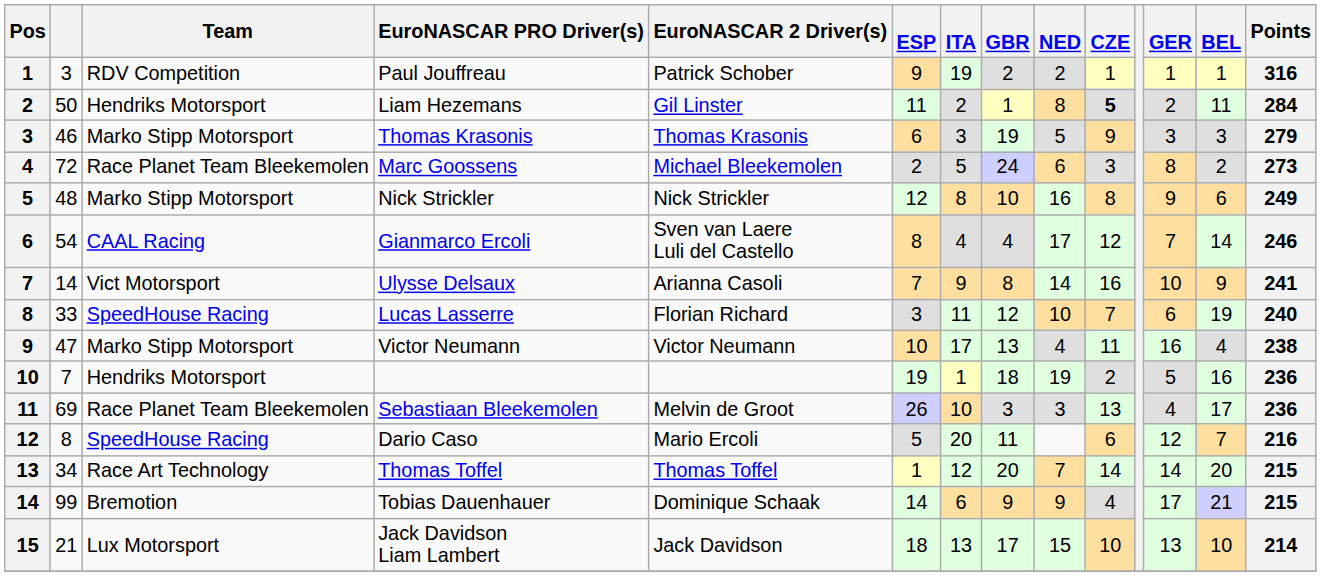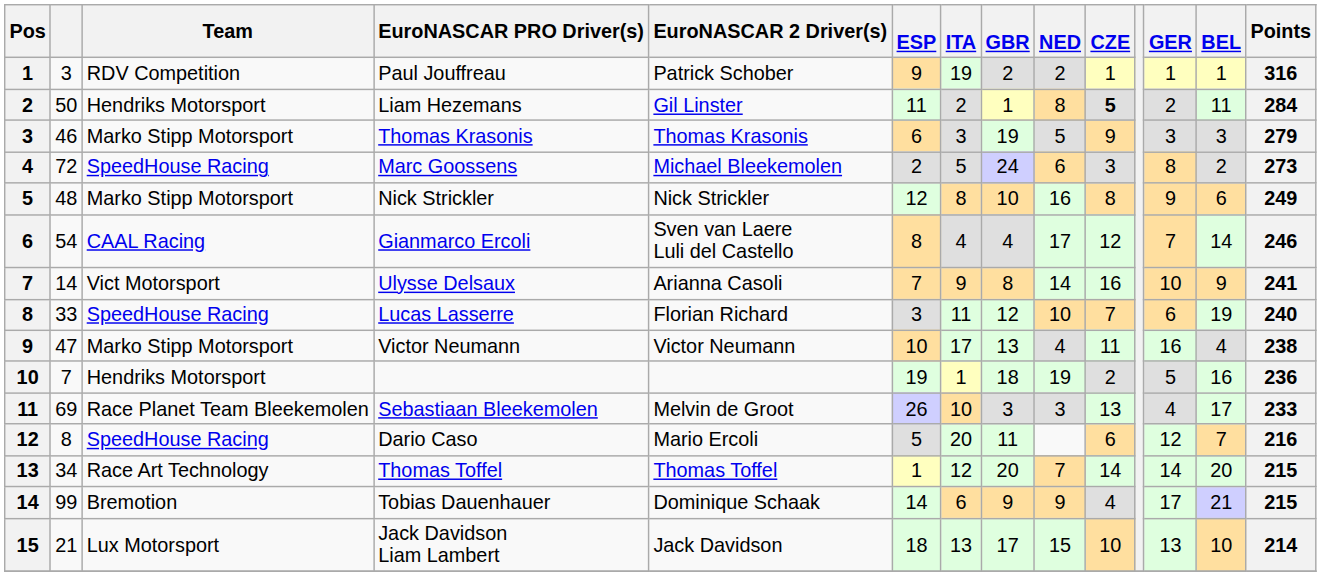(228, 167) Race Planet Team Bleekemolen -> (178, 167) SpeedHouse Racing
(1281, 408) 236 -> (1281, 408) 233
